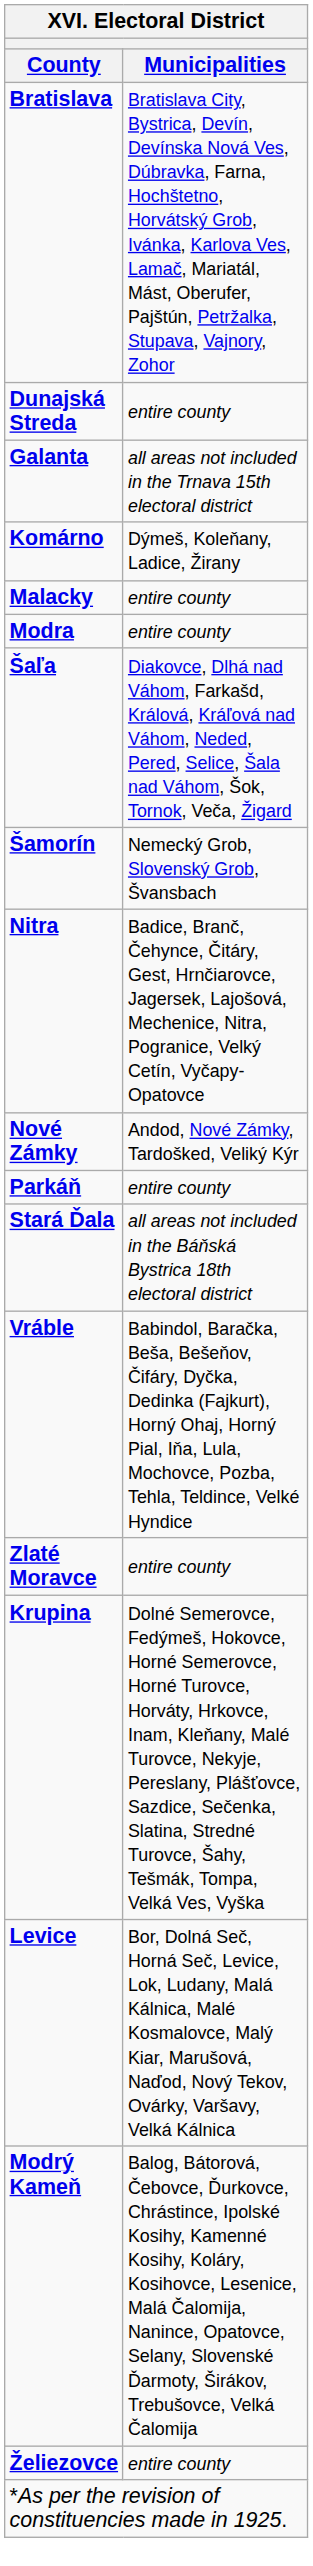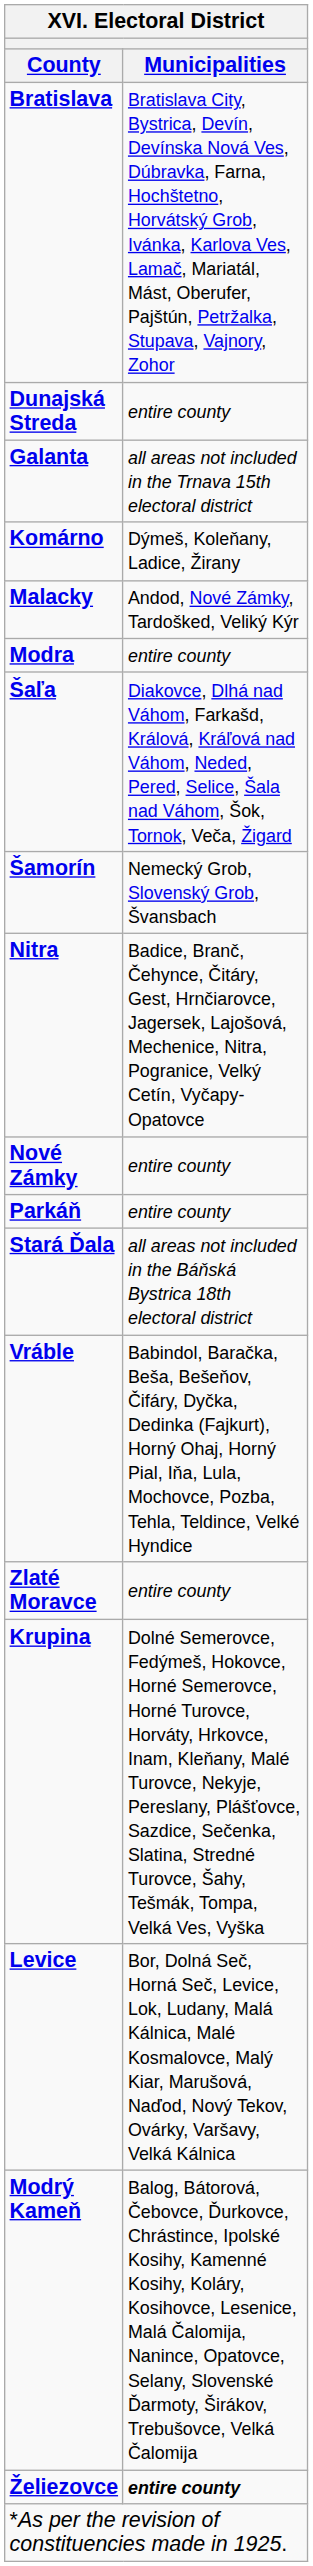(179, 598) entire county -> (213, 610) Andod, Nové Zámky, Tardošked, Veliký Kýr
(213, 1142) Andod, Nové Zámky, Tardošked, Veliký Kýr -> (179, 1166) entire county
(179, 2463) normal -> (184, 2486) bold
